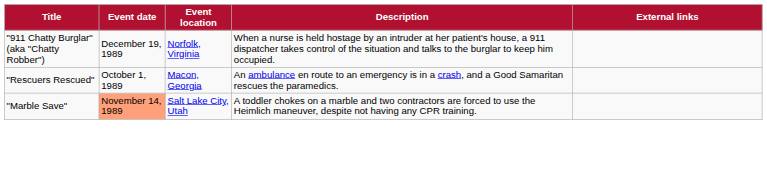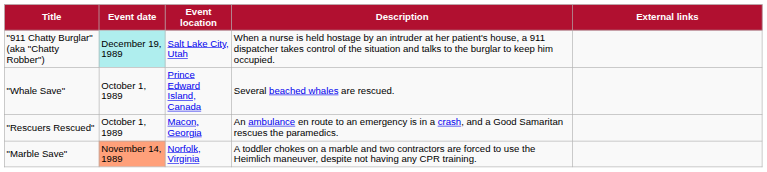(131, 48) no background -> (131, 48) paleturquoise background
(184, 48) Norfolk, Virginia -> (198, 48) Salt Lake City, Utah
+ row: (36, 91)
(198, 106) Salt Lake City, Utah -> (184, 154) Norfolk, Virginia
